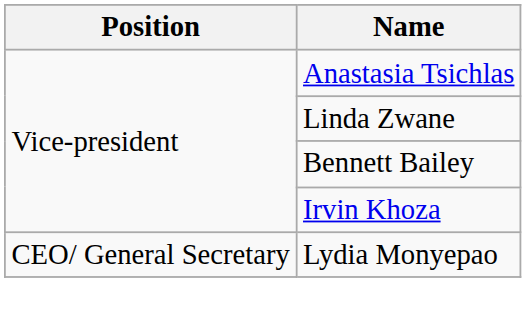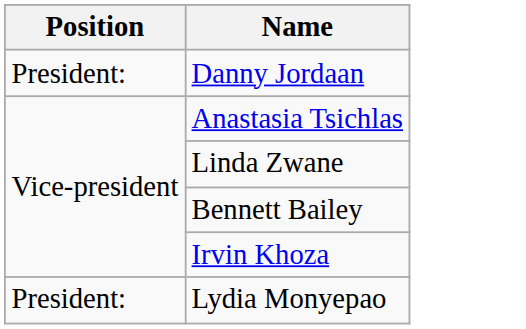+ row: (278, 72)
(151, 254) CEO/ General Secretary -> (69, 299) President:
